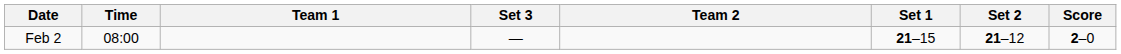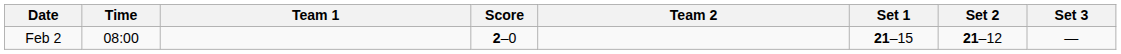columns swapped: (1083, 15) <-> (516, 15)
